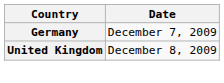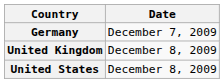+ row: (55, 69)
